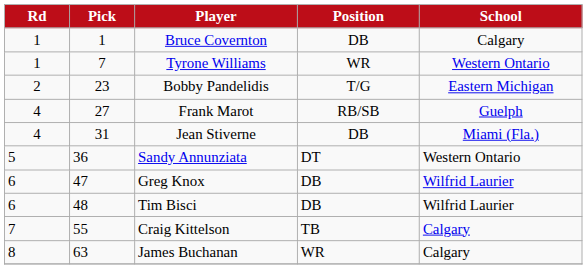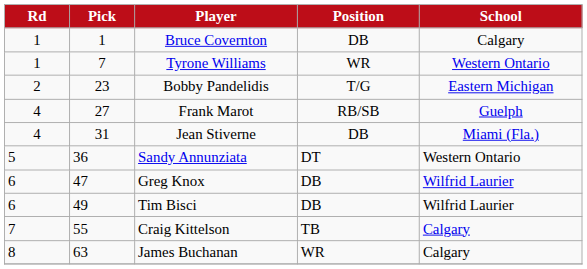(80, 205) 48 -> (80, 205) 49
